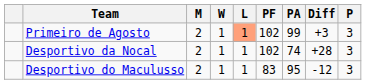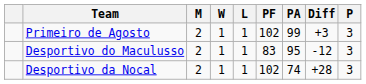(245, 32) lightsalmon background -> (245, 32) no background
rows swapped: (91, 51) <-> (105, 70)
